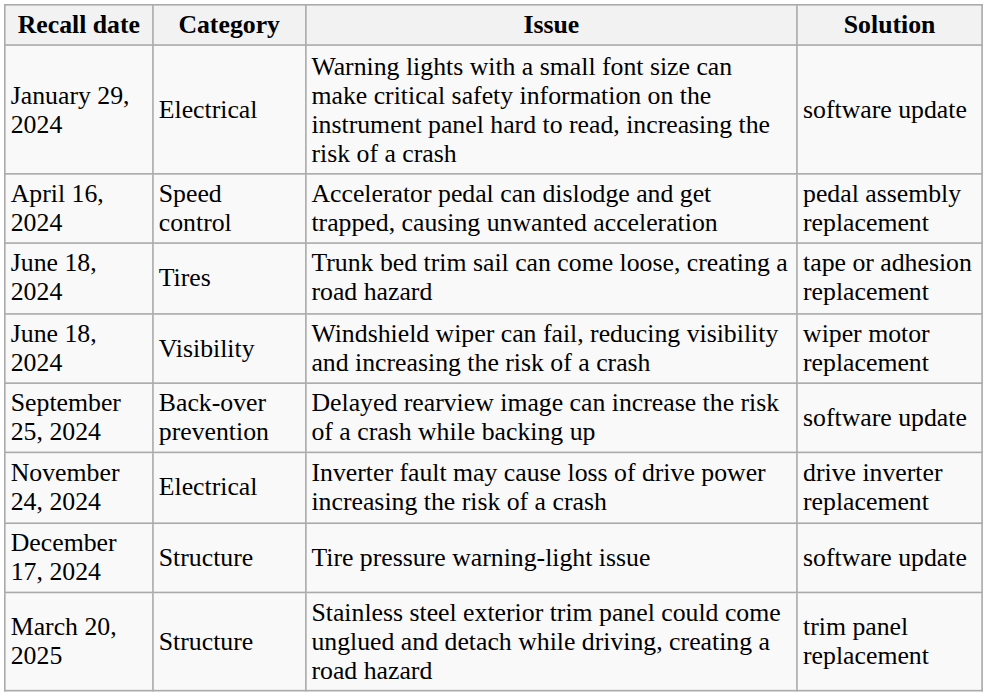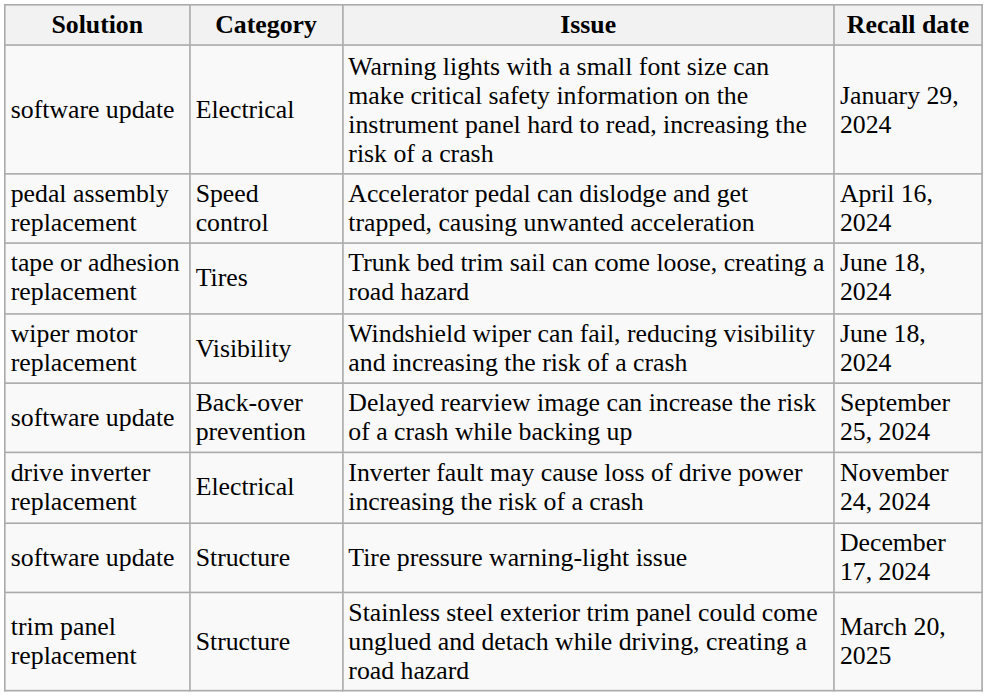columns swapped: (79, 24) <-> (890, 24)
